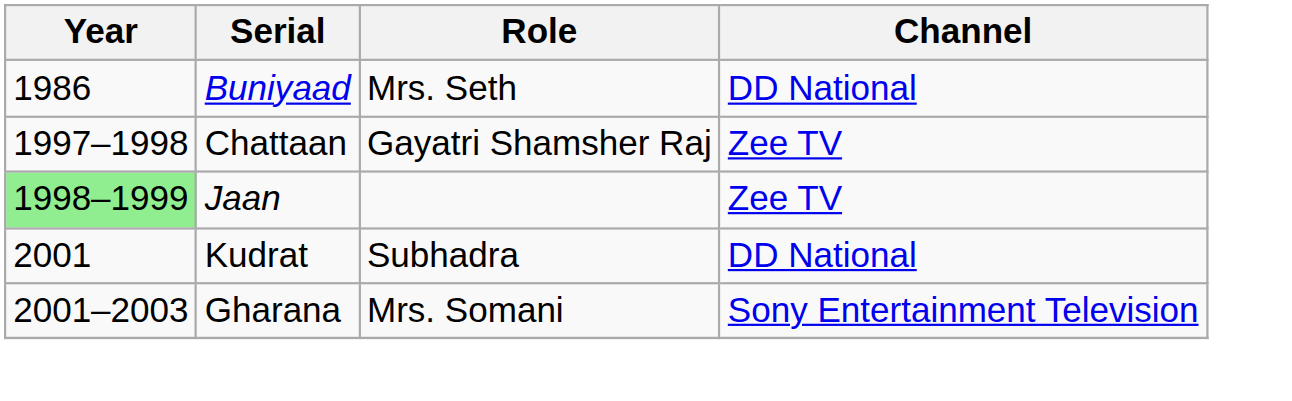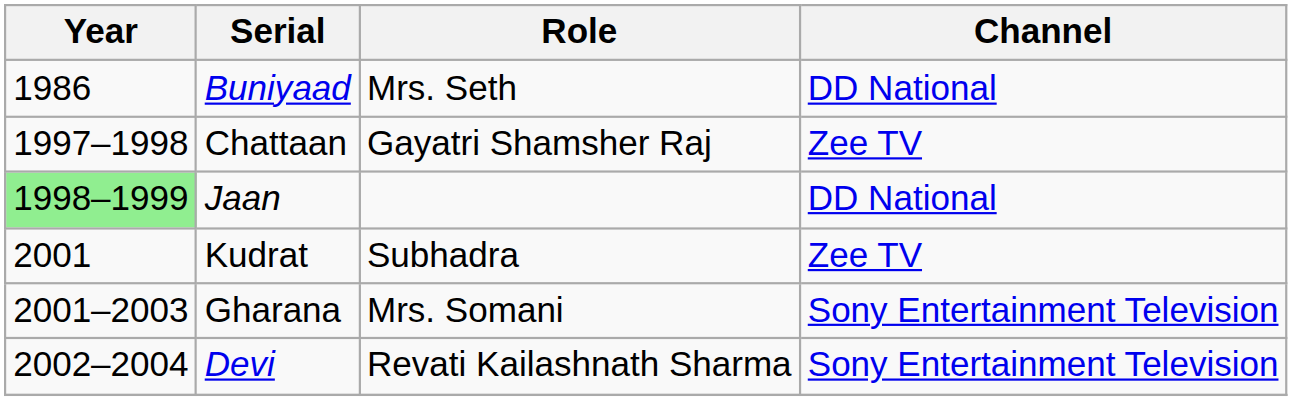(785, 198) Zee TV -> (902, 198) DD National
(822, 254) DD National -> (865, 254) Zee TV
+ row: (240, 365)
